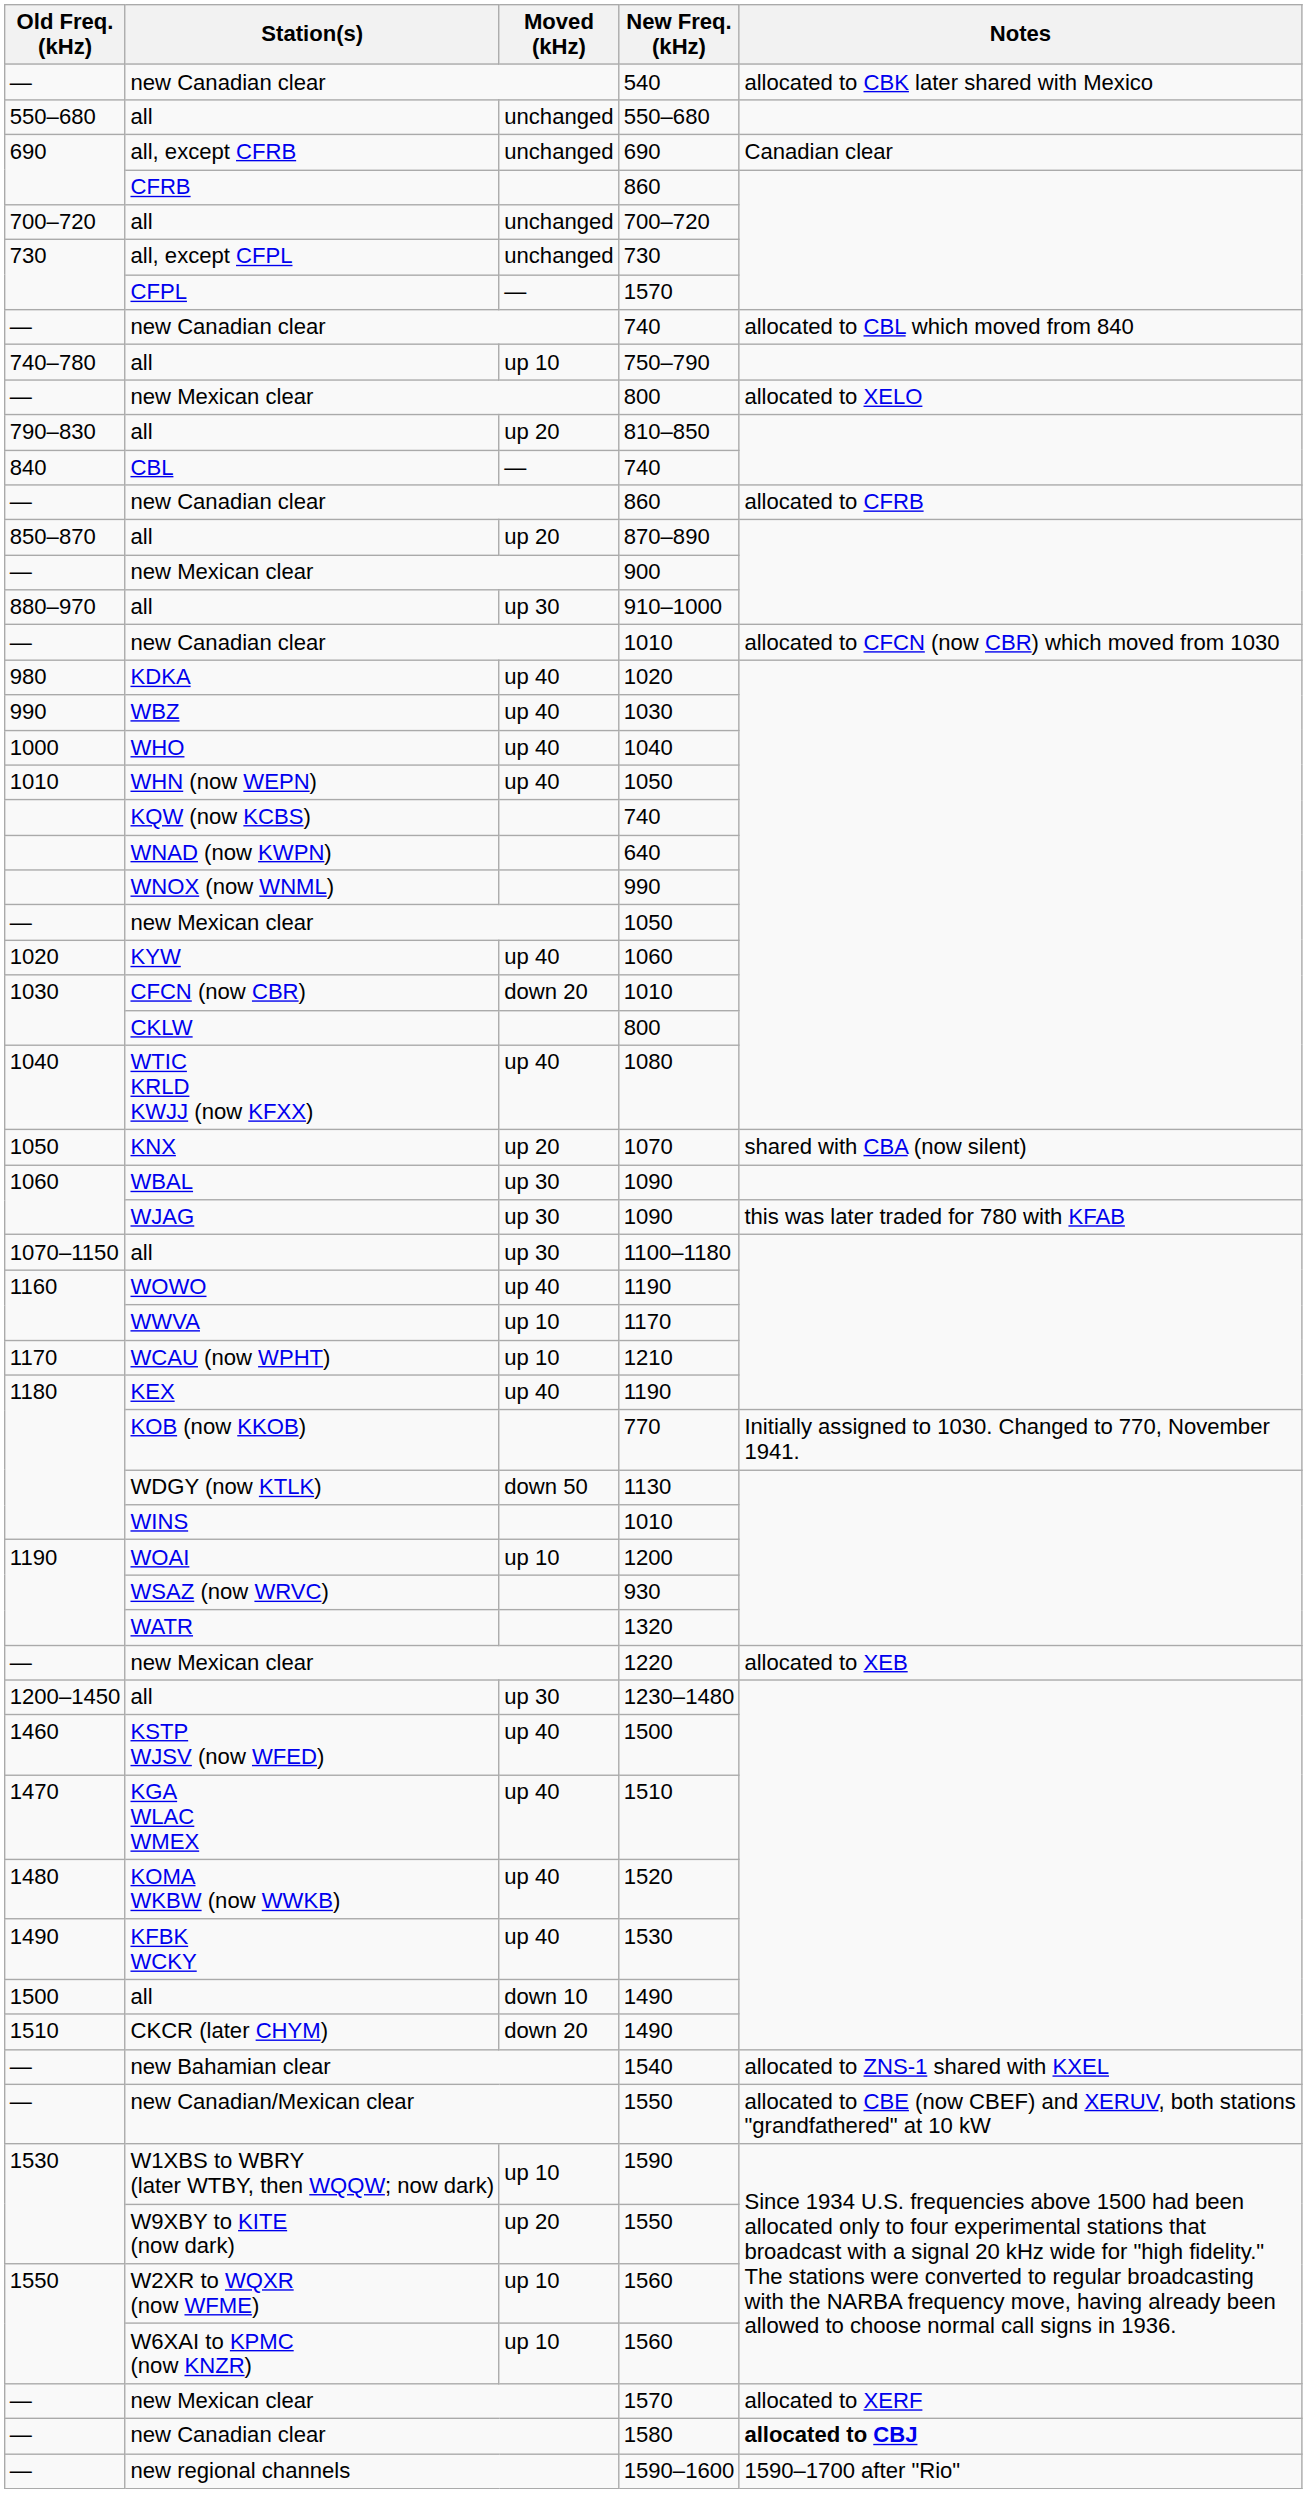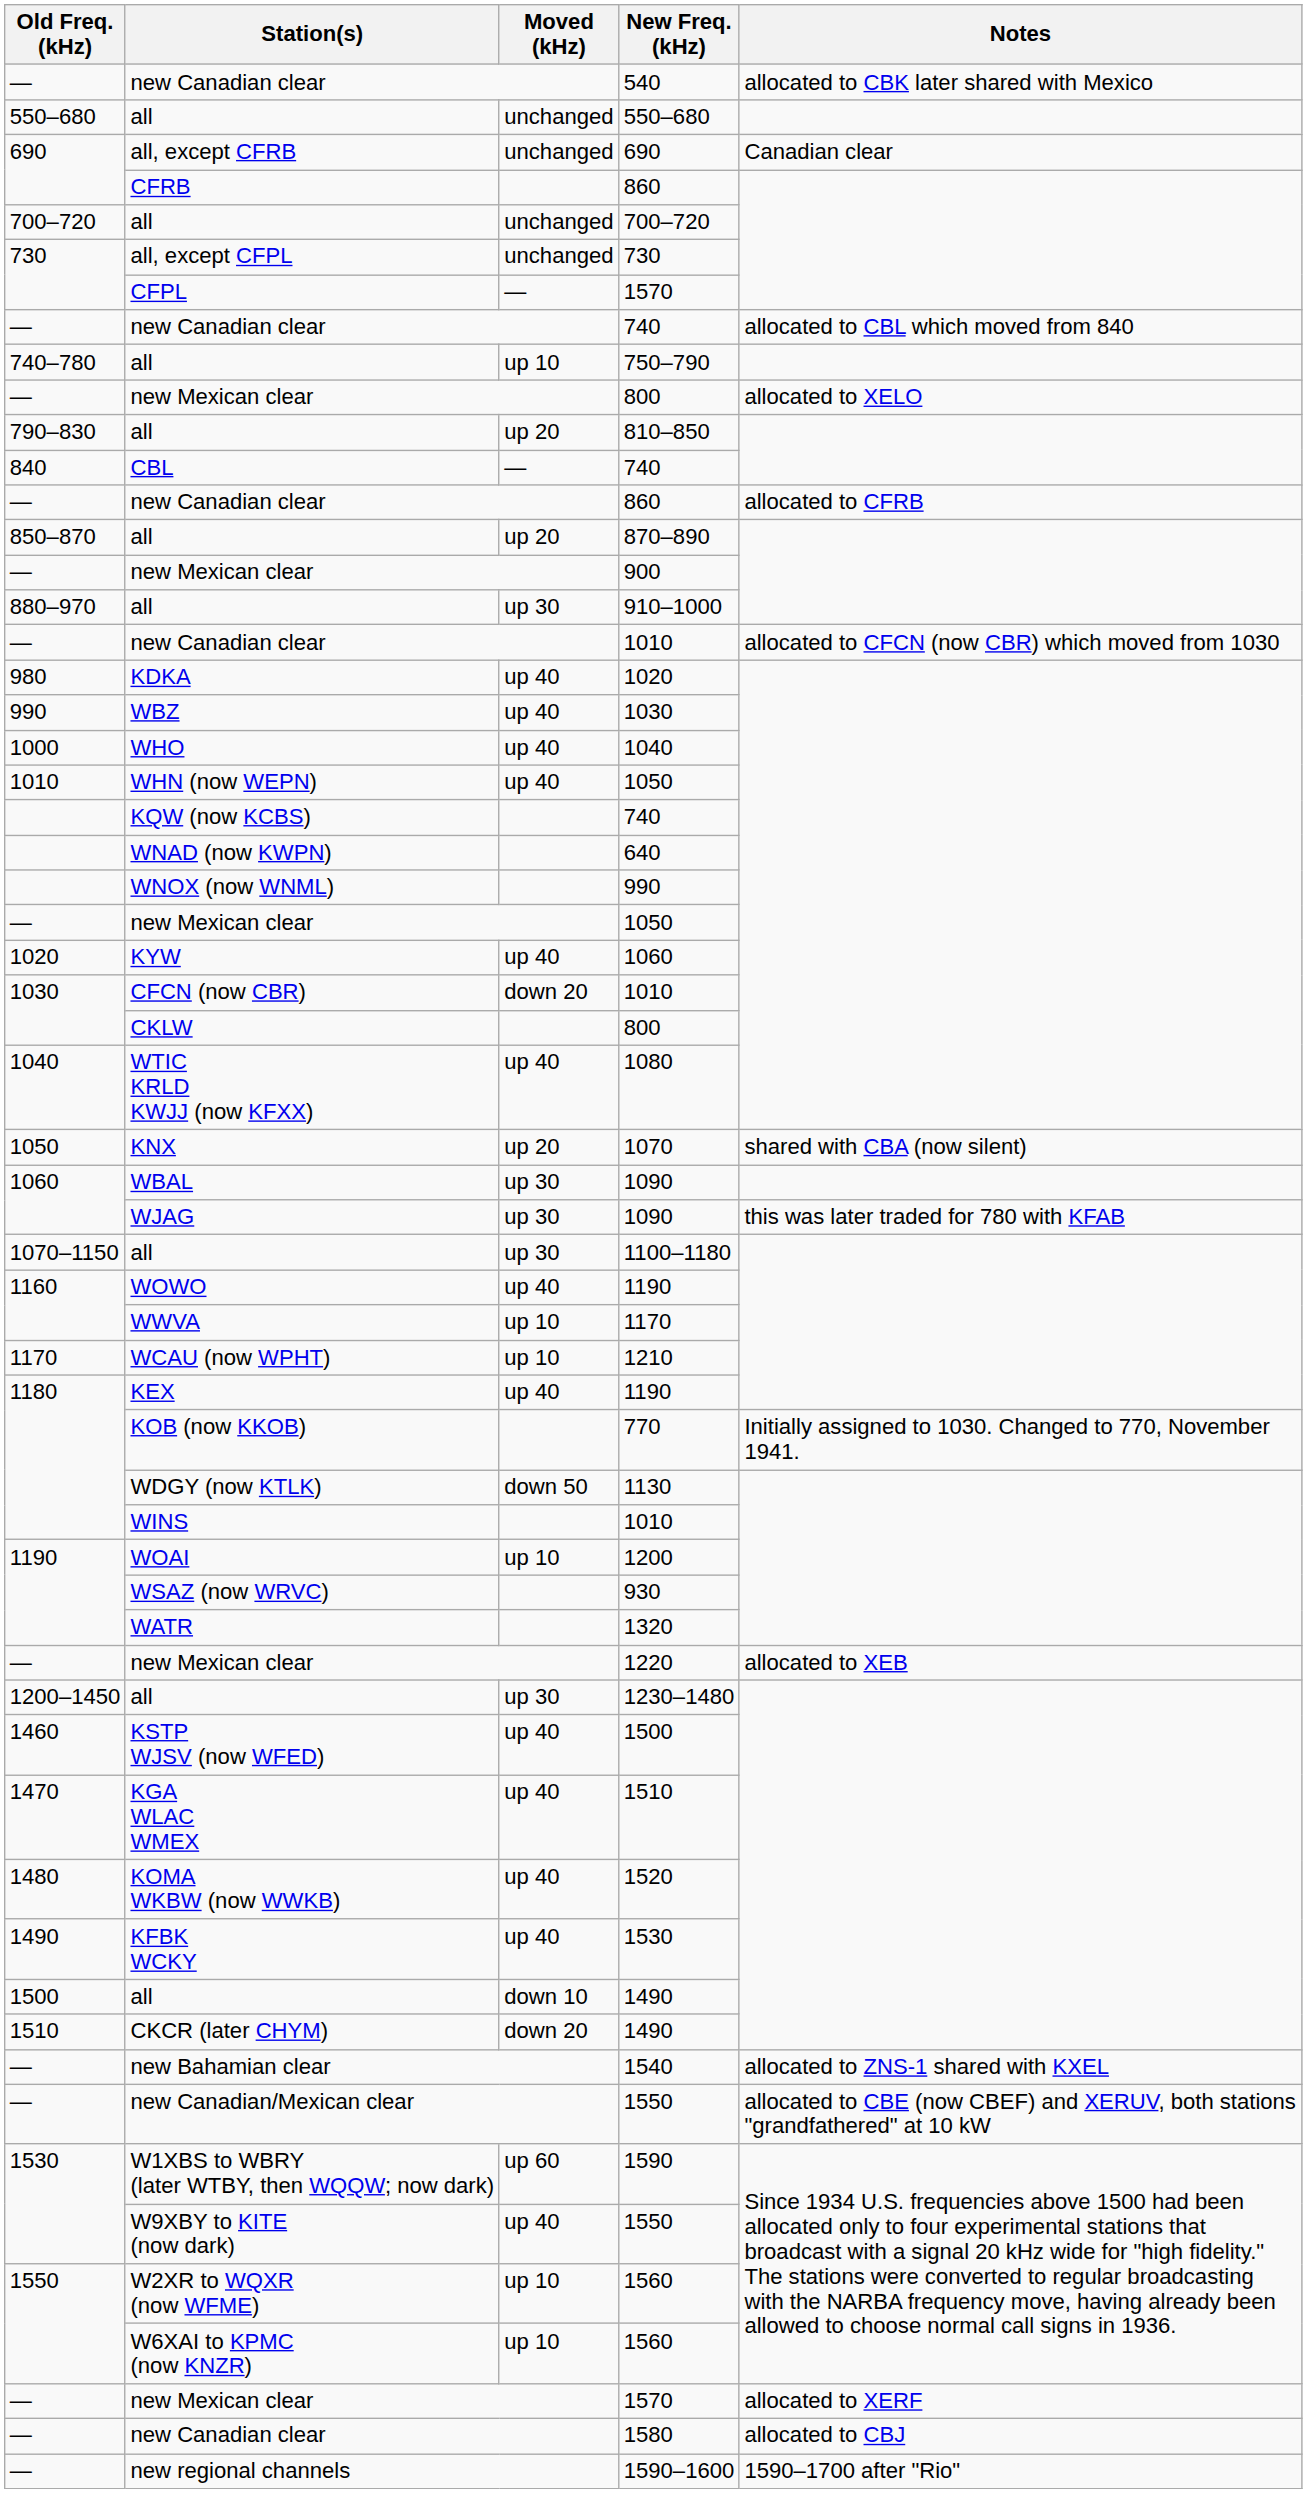(532, 2173) up 10 -> (532, 2161) up 60
(532, 2221) up 20 -> (532, 2221) up 40
(831, 2435) bold -> (825, 2435) normal
